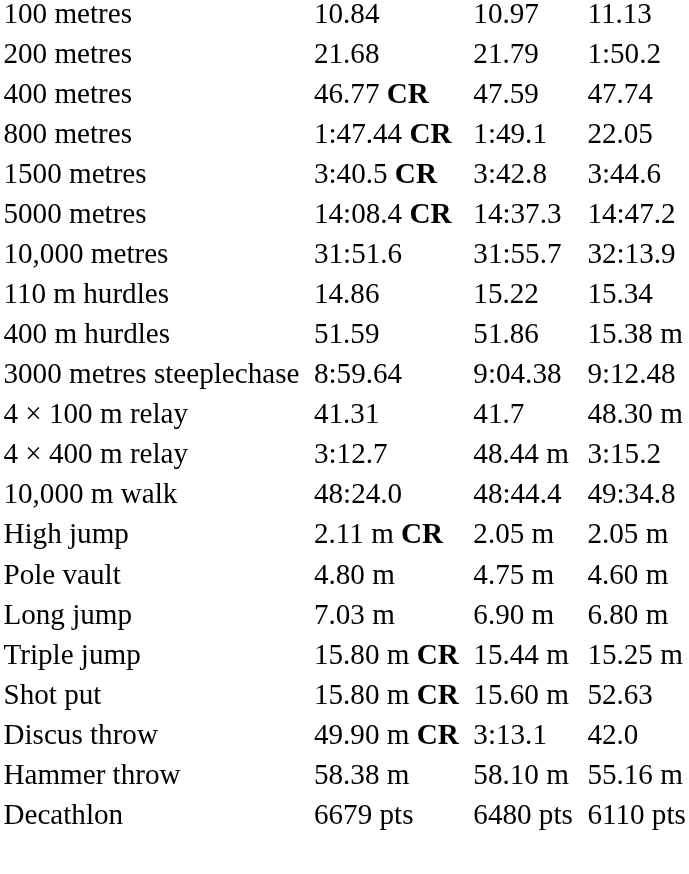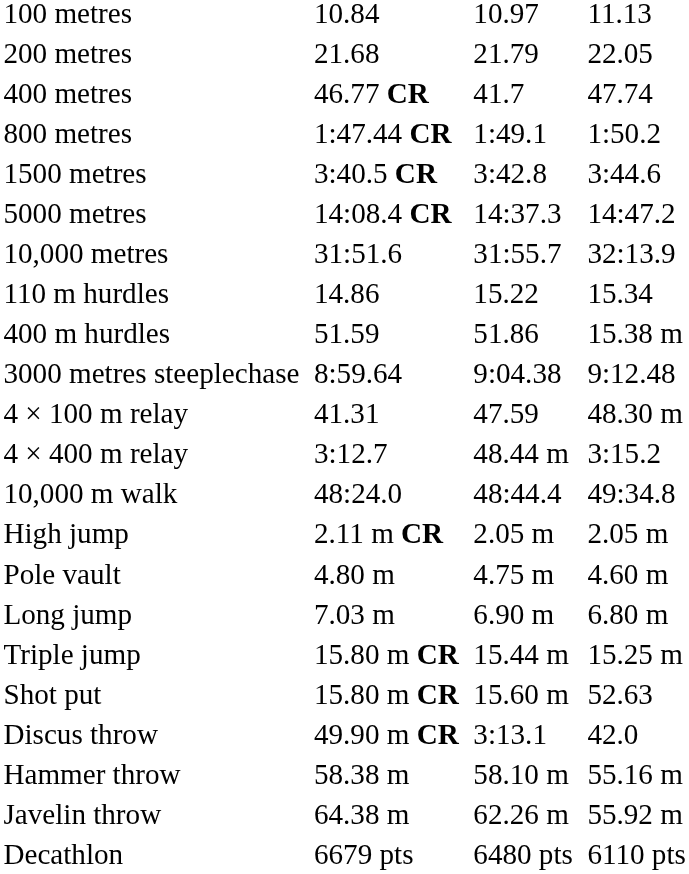(624, 53) 1:50.2 -> (620, 53) 22.05
(506, 93) 47.59 -> (499, 93) 41.7
(620, 133) 22.05 -> (624, 133) 1:50.2
(499, 413) 41.7 -> (506, 413) 47.59
+ row: (82, 814)
